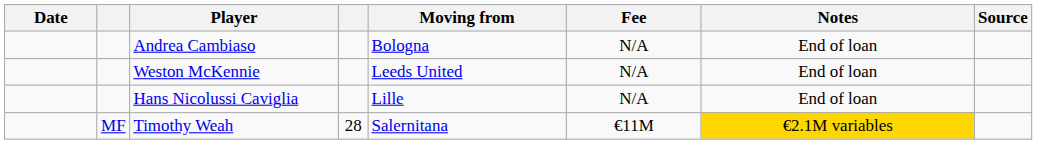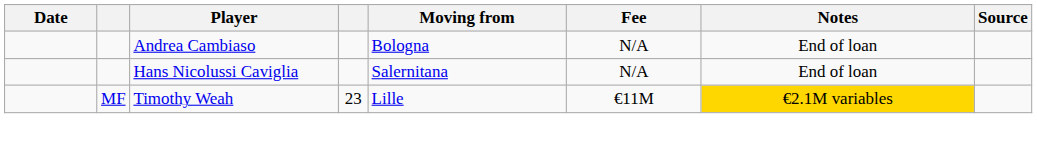- row: (197, 71)
(388, 98) Lille -> (410, 71) Salernitana
(353, 125) 28 -> (353, 98) 23
(410, 125) Salernitana -> (388, 98) Lille
